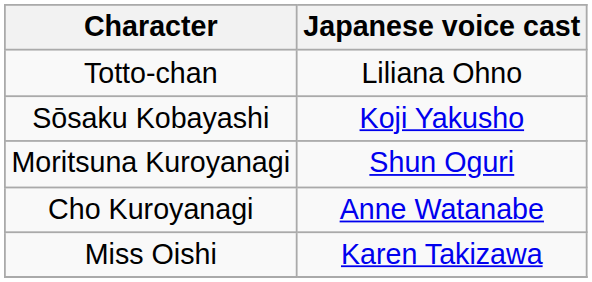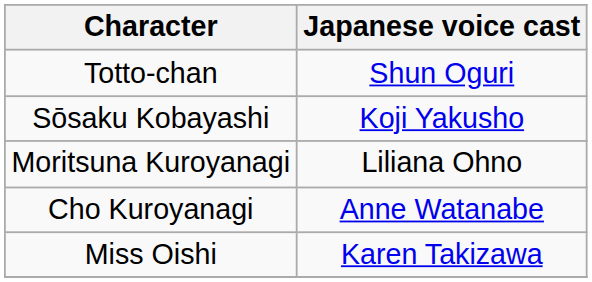(442, 72) Liliana Ohno -> (442, 72) Shun Oguri
(442, 163) Shun Oguri -> (442, 163) Liliana Ohno
